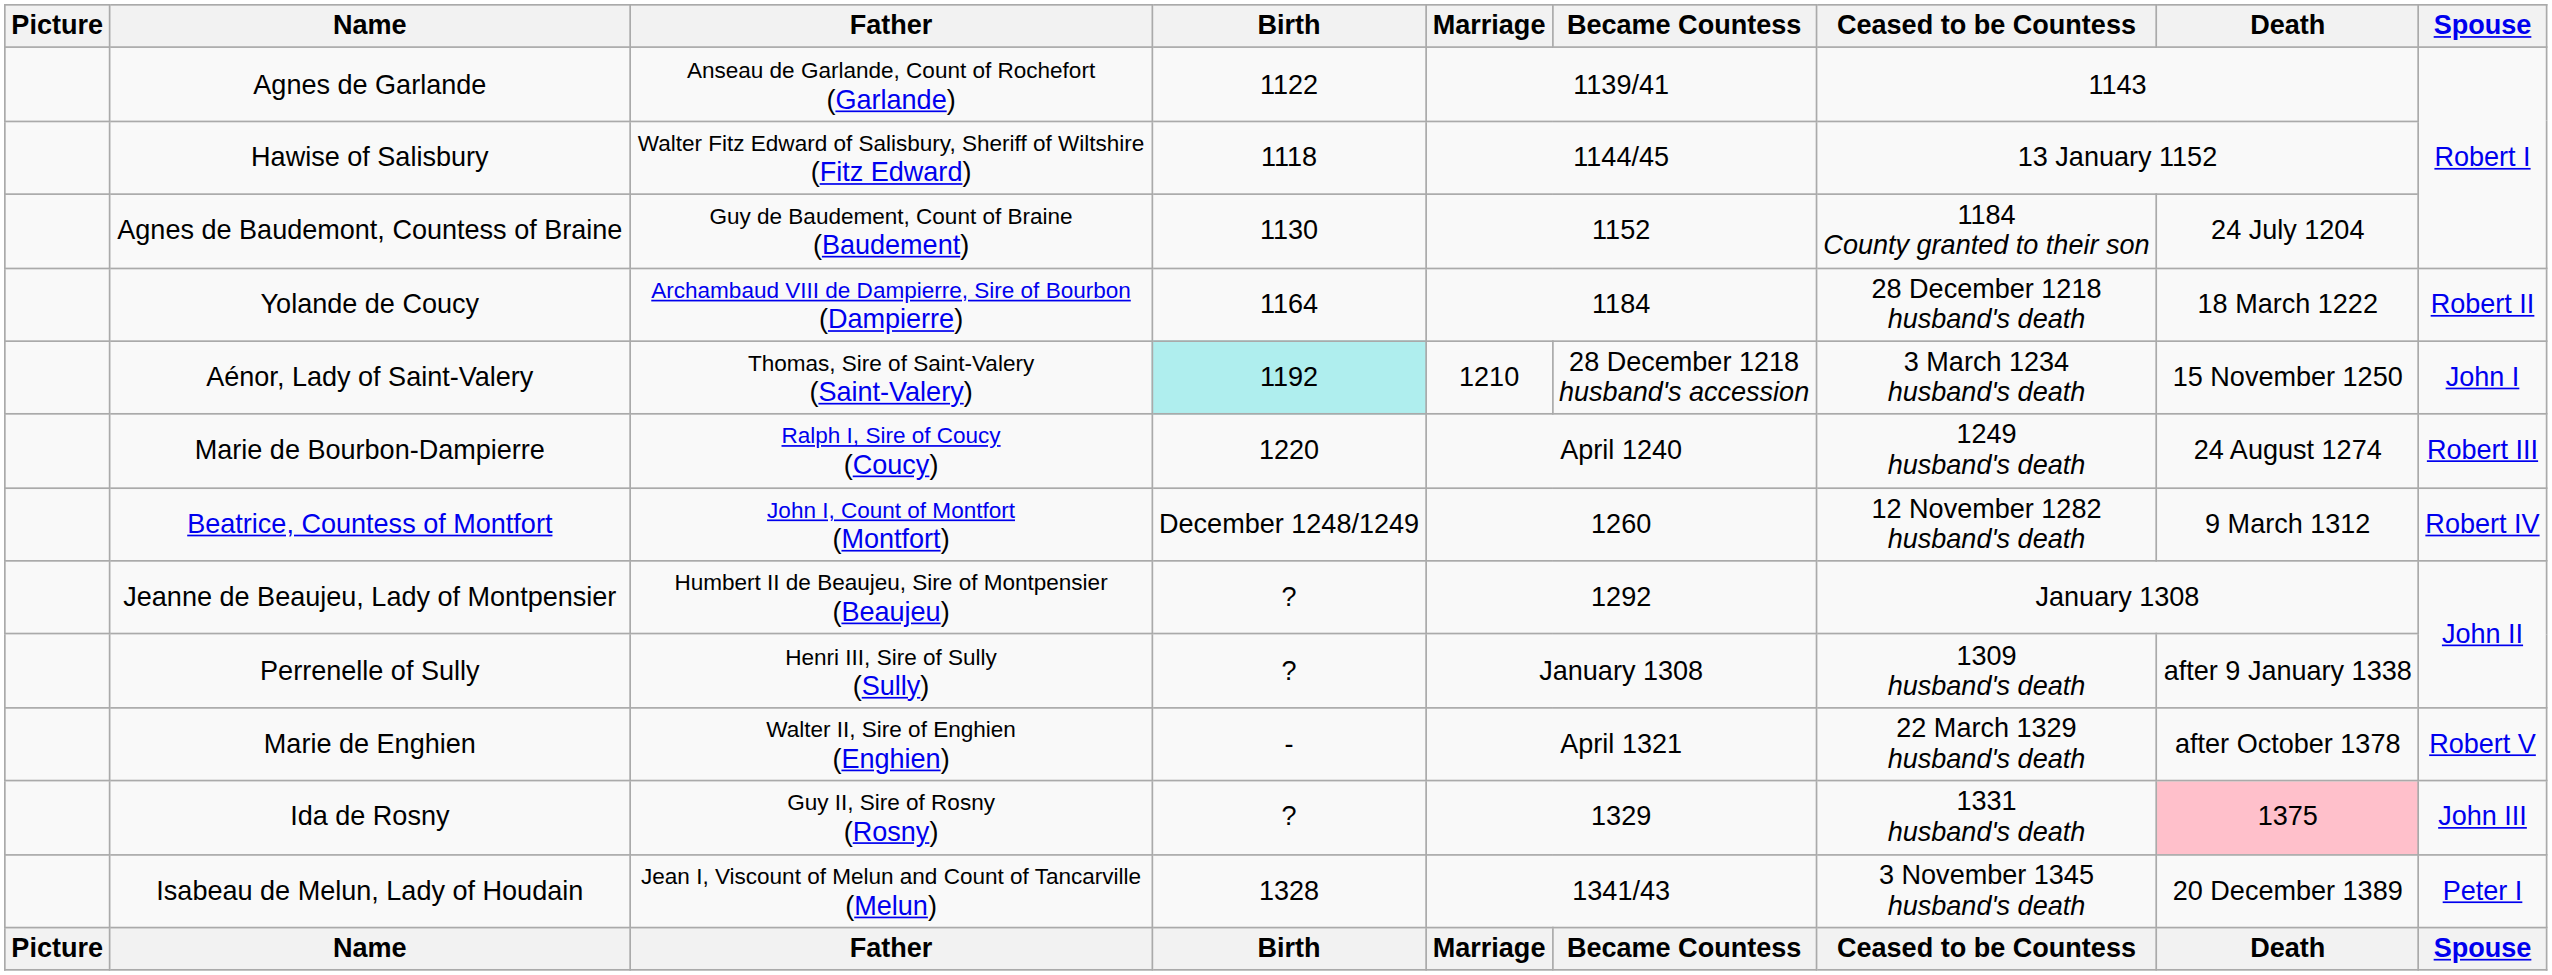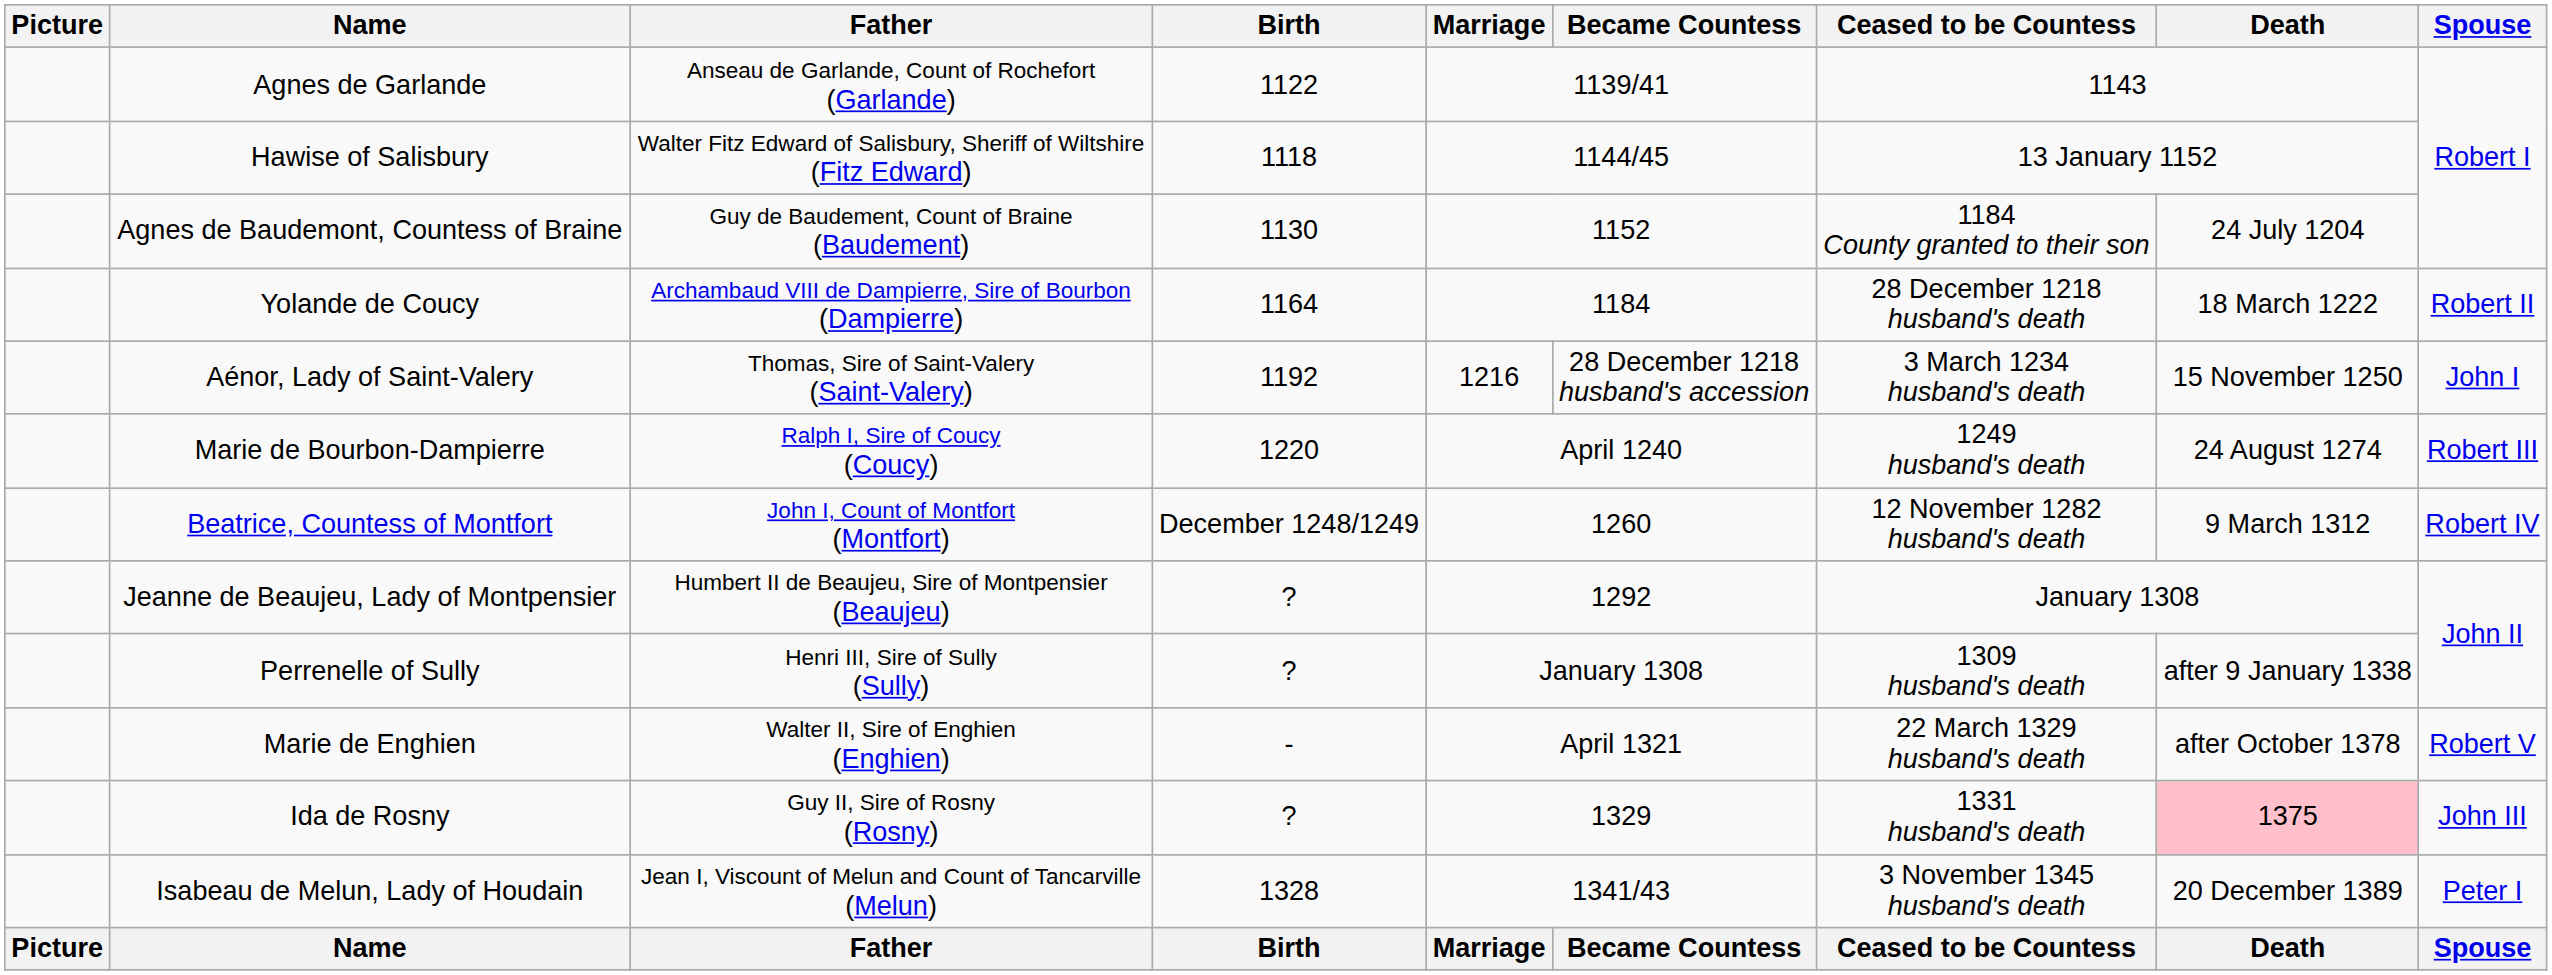(1289, 377) paleturquoise background -> (1289, 377) no background
(1489, 377) 1210 -> (1489, 377) 1216
